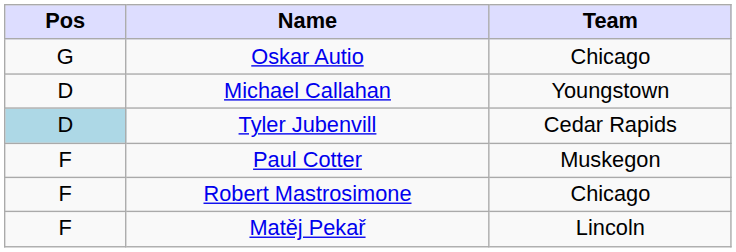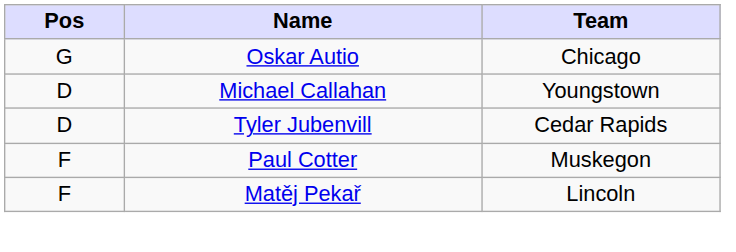(65, 125) lightblue background -> (64, 125) no background
- row: (308, 194)
